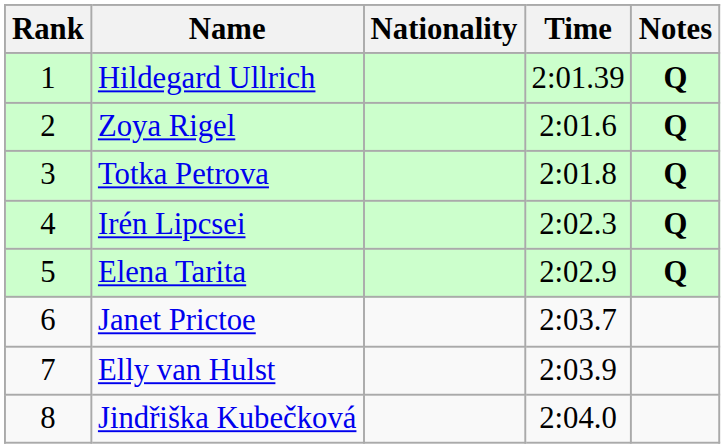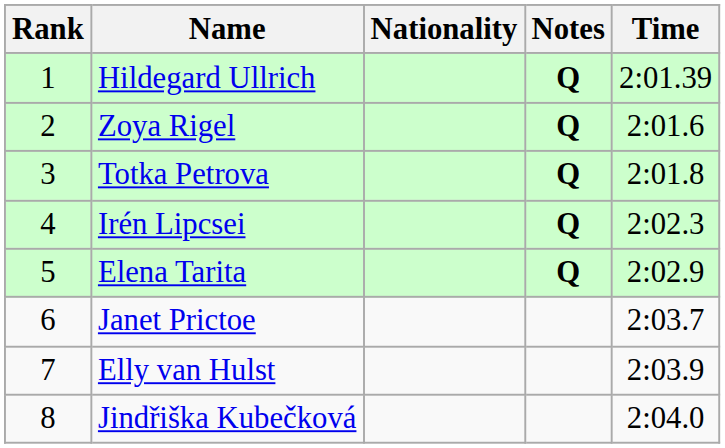columns swapped: (578, 28) <-> (675, 28)
